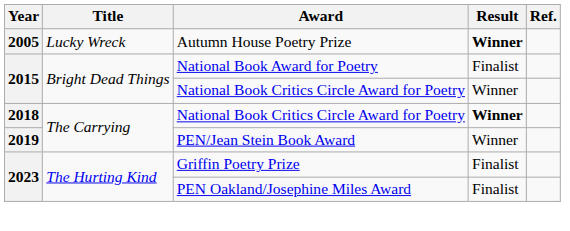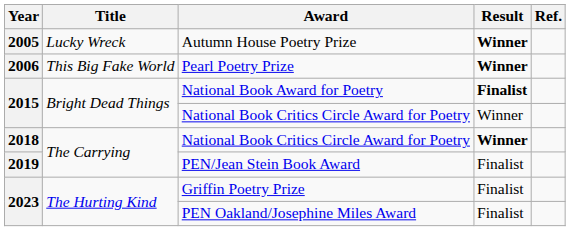+ row: (24, 66)
(495, 66) normal -> (502, 90) bold
(495, 139) Winner -> (500, 164) Finalist
